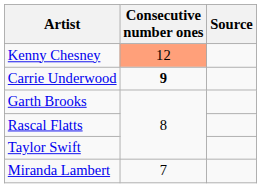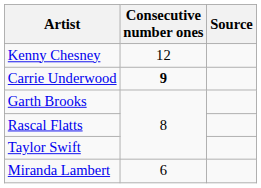(163, 55) lightsalmon background -> (163, 55) no background
(163, 170) 7 -> (163, 170) 6
